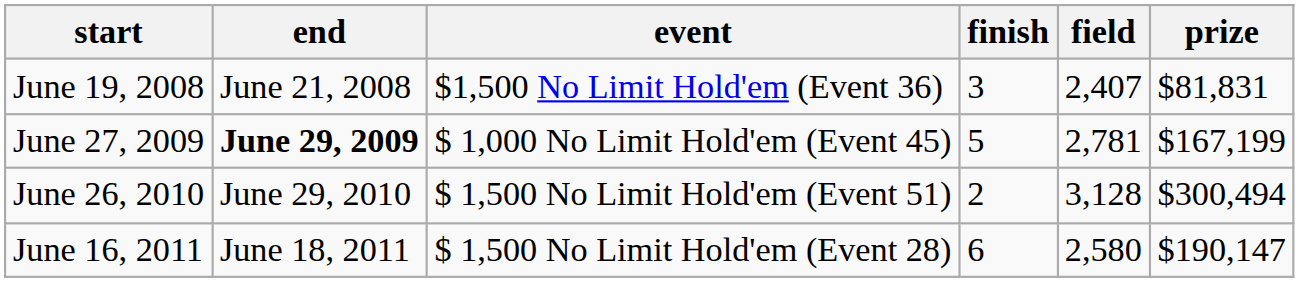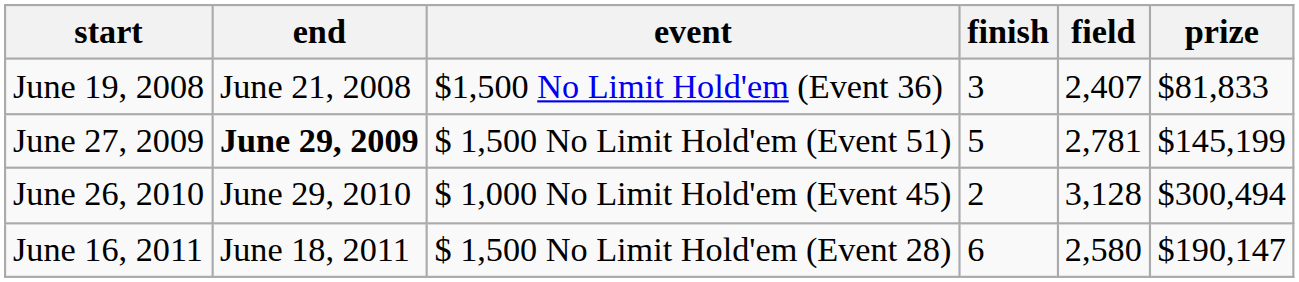(1213, 85) $81,831 -> (1213, 85) $81,833
(693, 140) $ 1,000 No Limit Hold'em (Event 45) -> (693, 140) $ 1,500 No Limit Hold'em (Event 51)
(1222, 140) $167,199 -> (1222, 140) $145,199
(693, 194) $ 1,500 No Limit Hold'em (Event 51) -> (693, 194) $ 1,000 No Limit Hold'em (Event 45)
